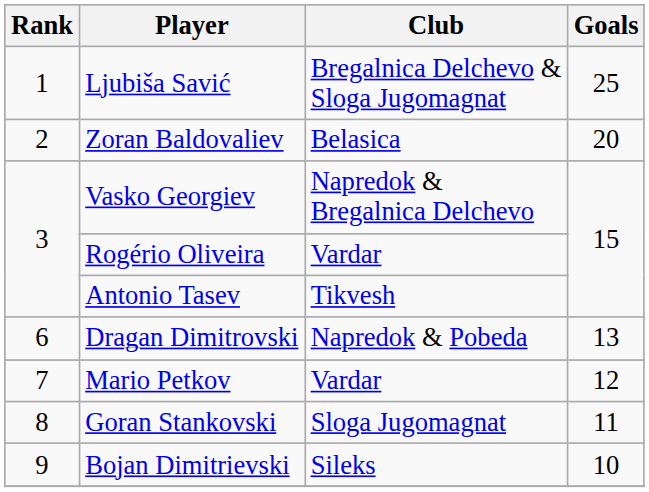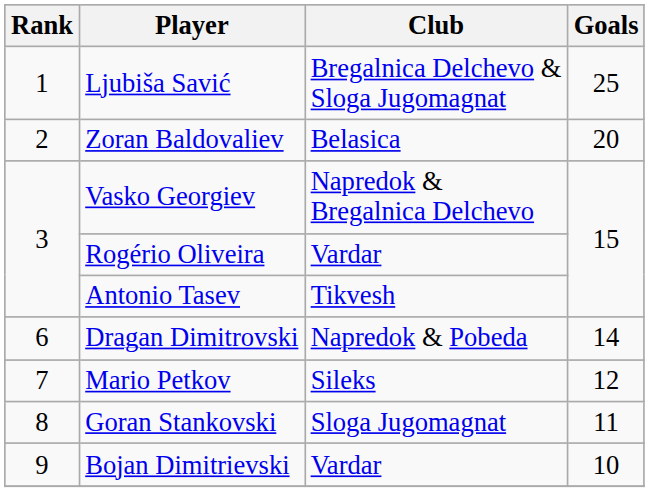(606, 338) 13 -> (606, 338) 14
(346, 380) Vardar -> (343, 380) Sileks
(343, 464) Sileks -> (346, 464) Vardar
